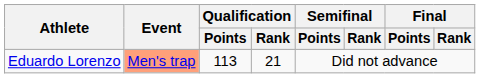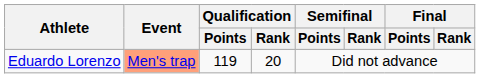(225, 62) 113 -> (225, 62) 119
(273, 62) 21 -> (273, 62) 20
